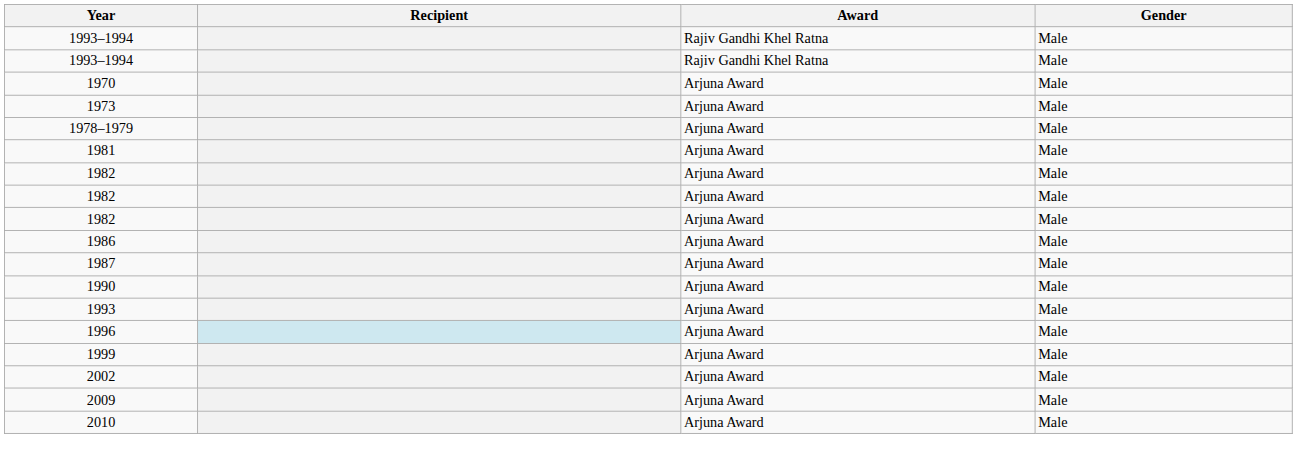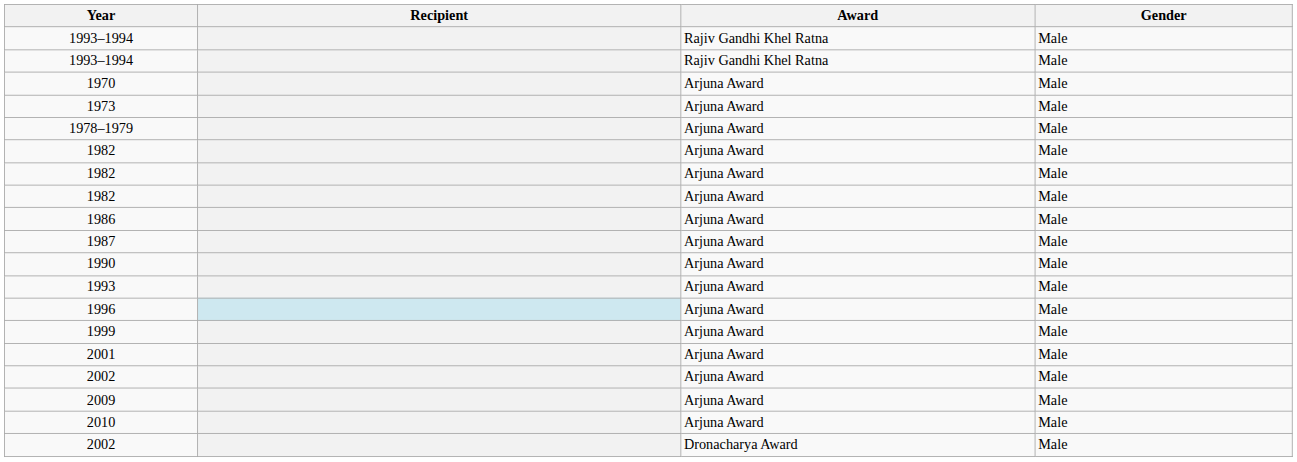- row: (101, 151)
+ row: (101, 354)
+ row: (101, 444)
